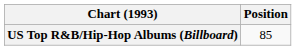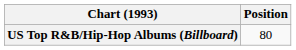(266, 34) 85 -> (266, 34) 80
